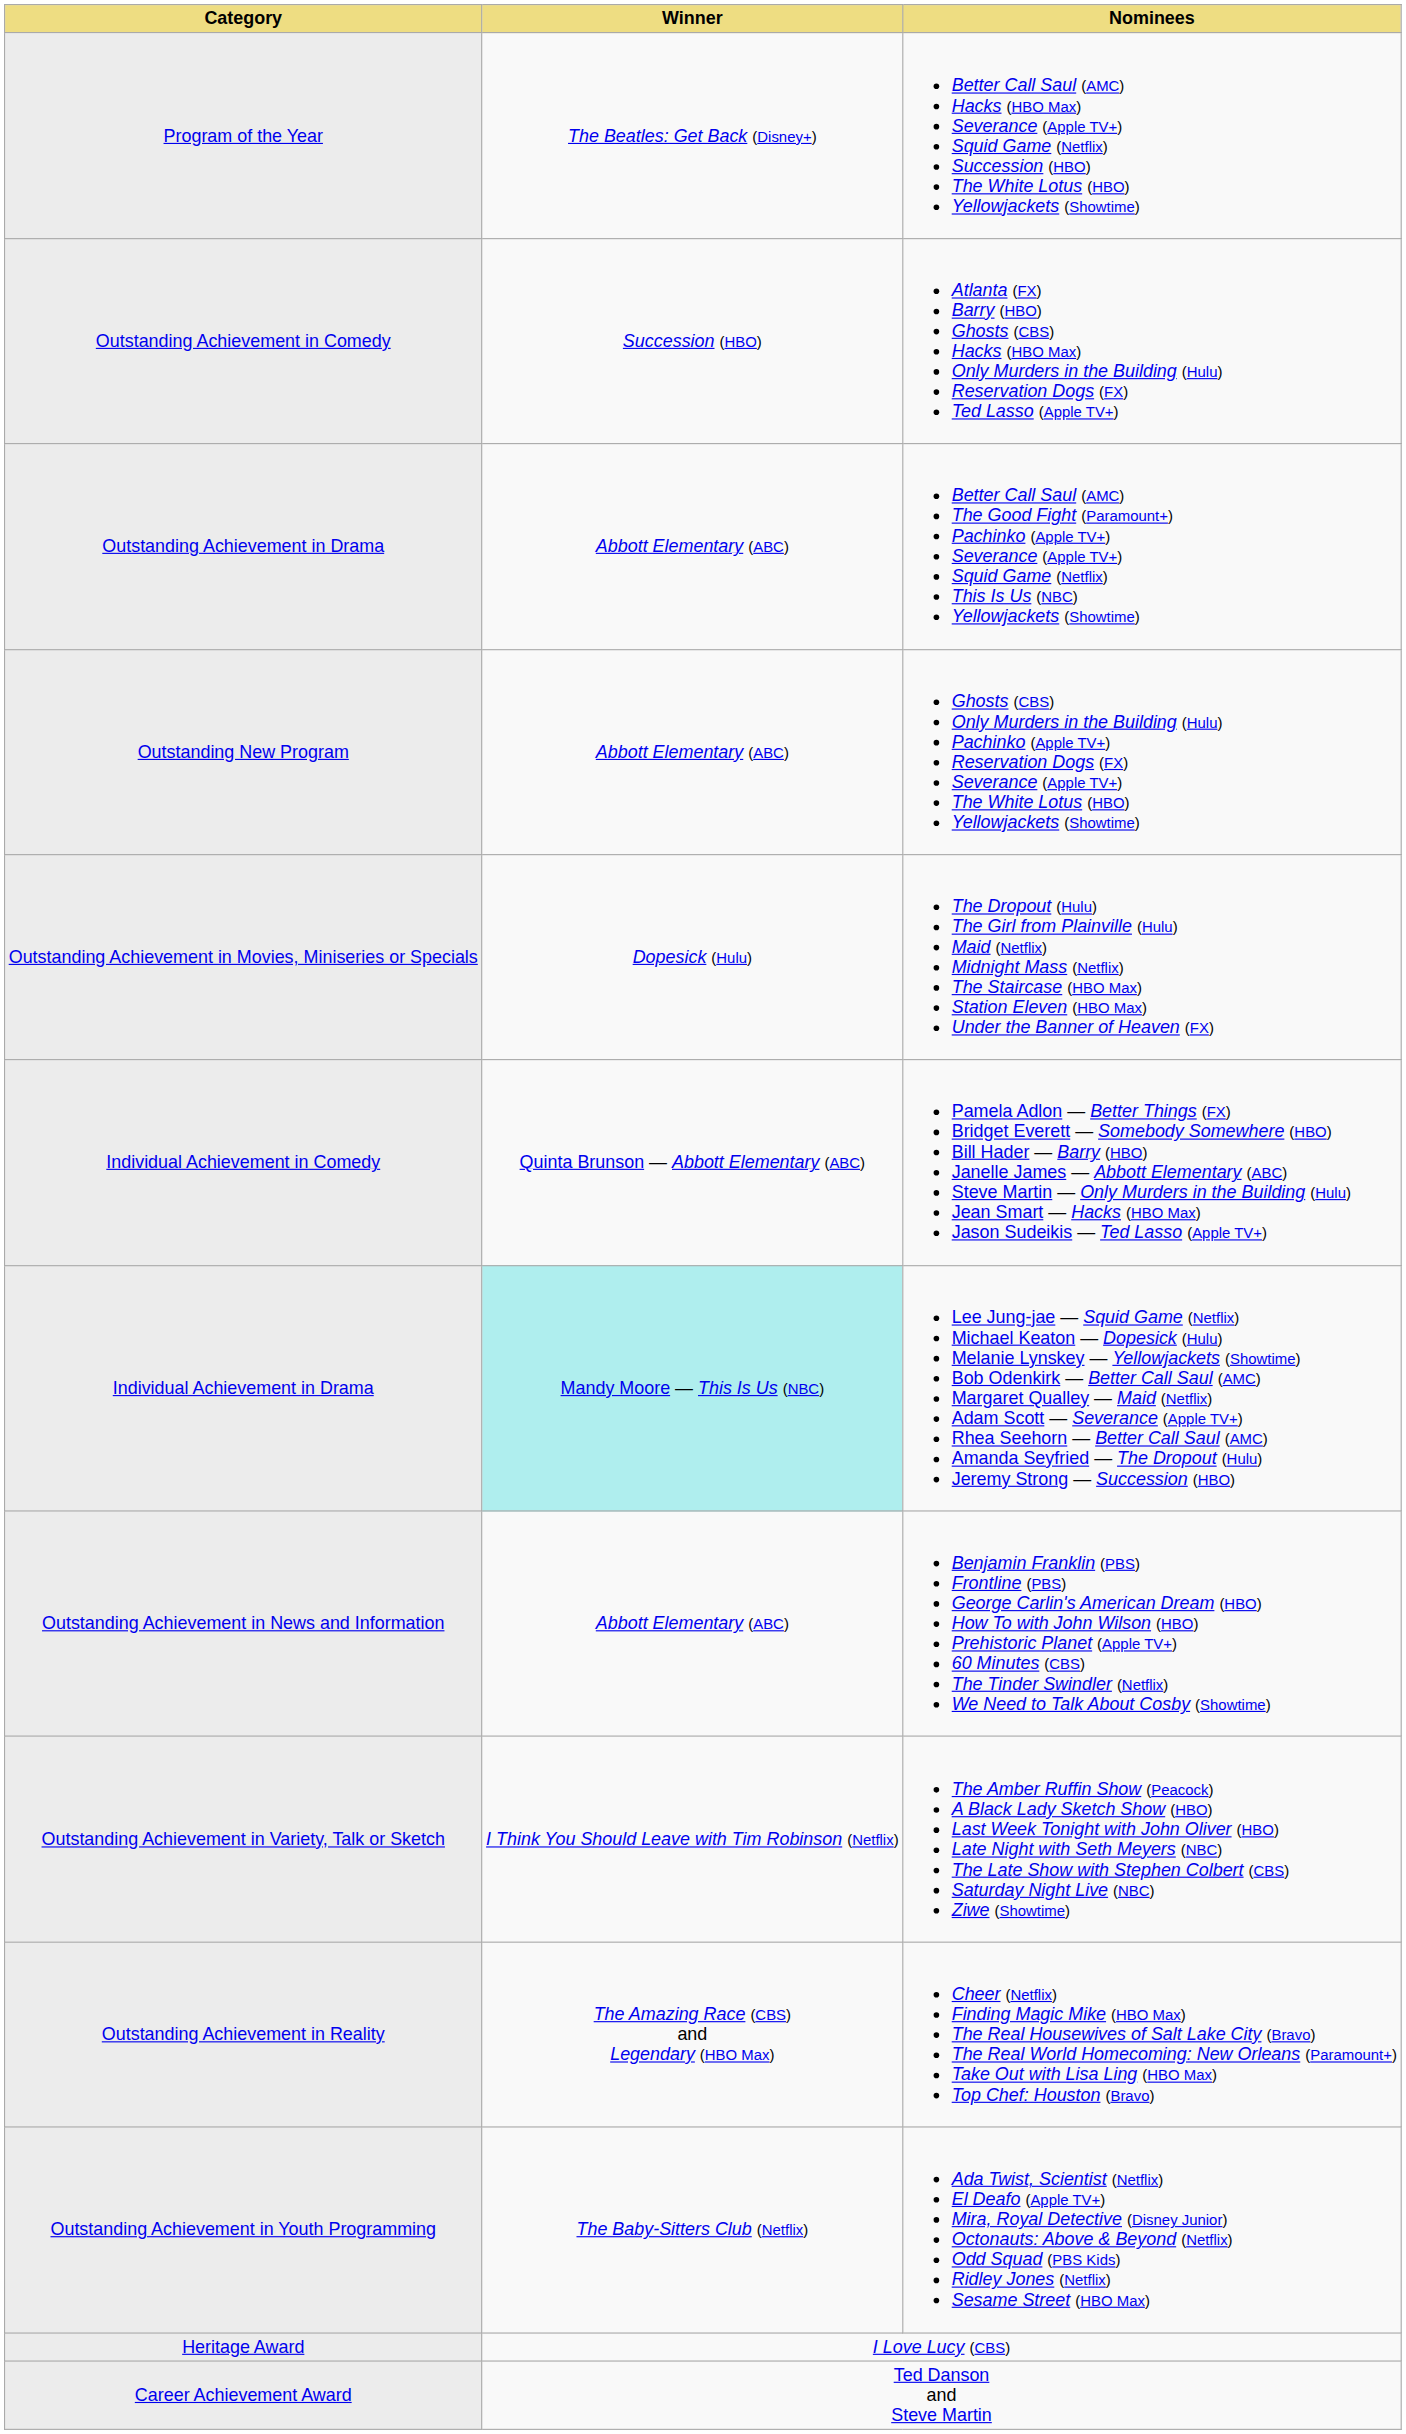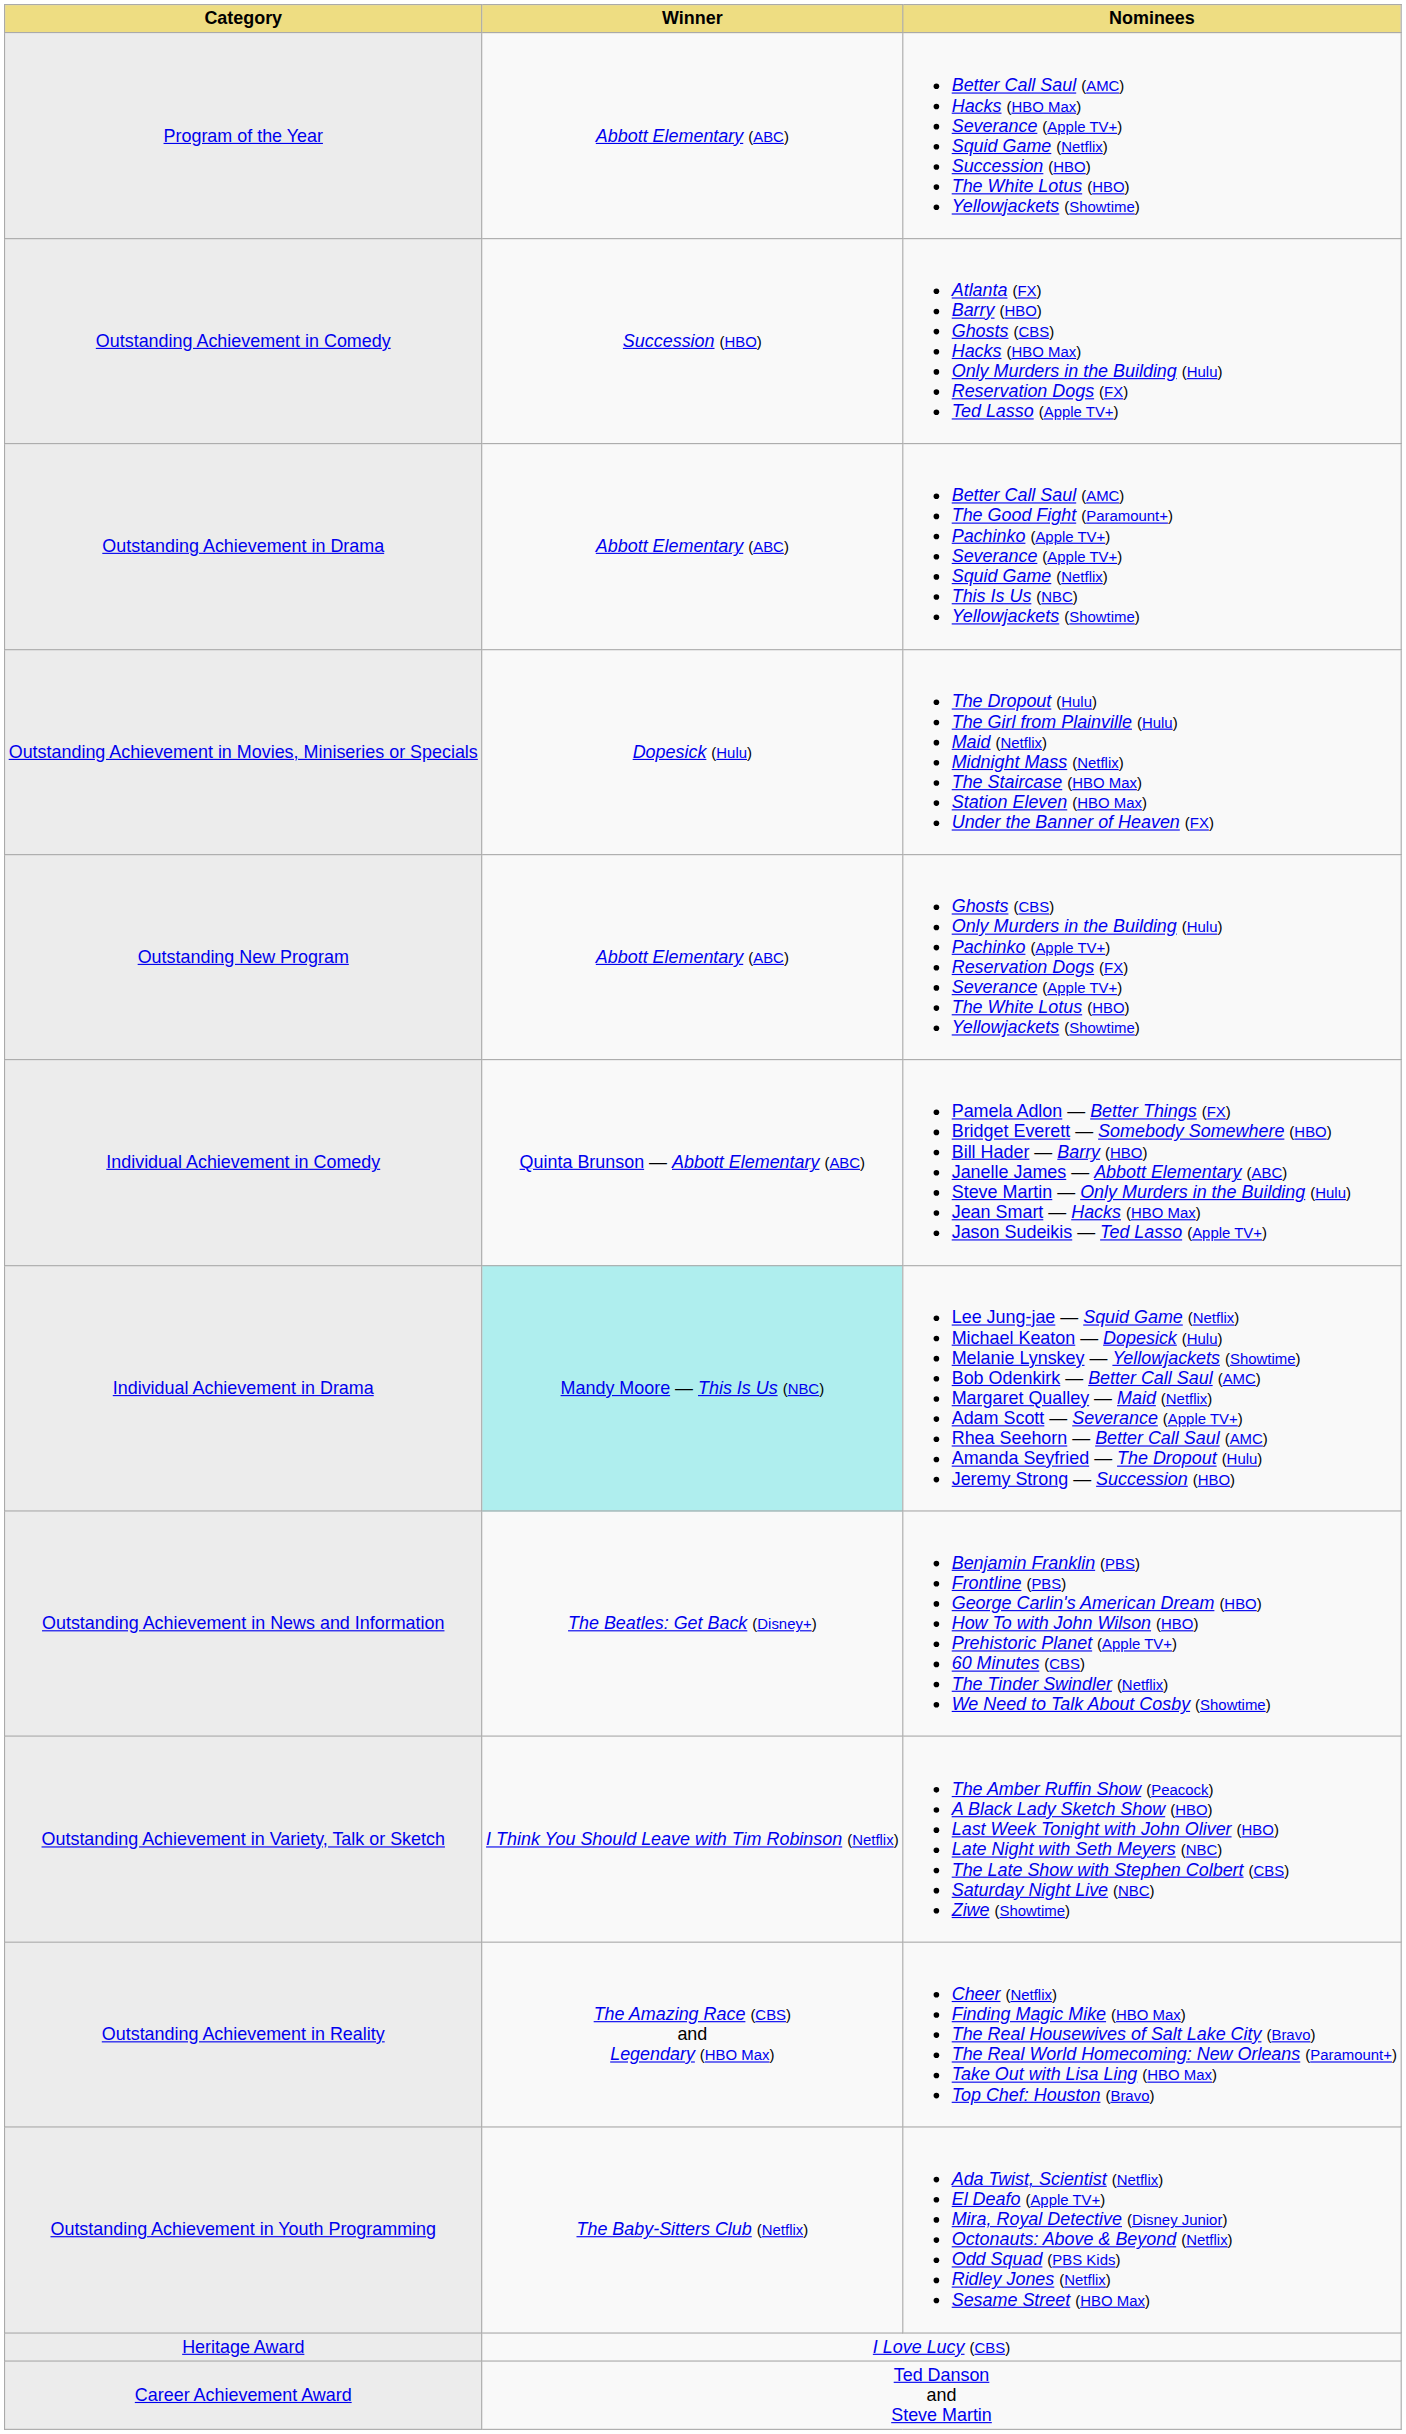(692, 135) The Beatles: Get Back (Disney+) -> (692, 135) Abbott Elementary (ABC)
rows swapped: (243, 957) <-> (243, 751)
(692, 1623) Abbott Elementary (ABC) -> (692, 1623) The Beatles: Get Back (Disney+)
